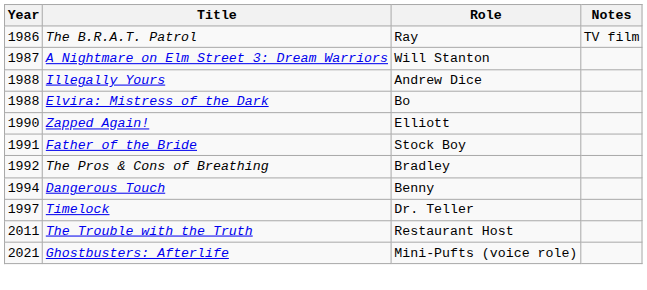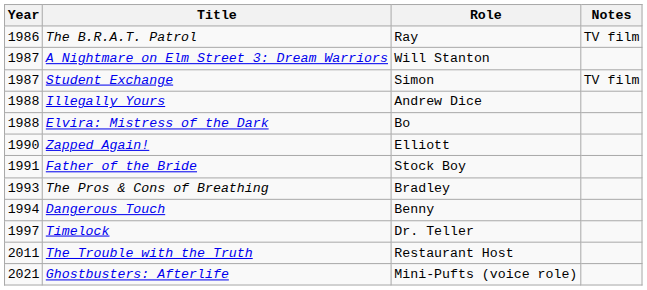+ row: (109, 80)
(24, 167) 1992 -> (24, 188) 1993
